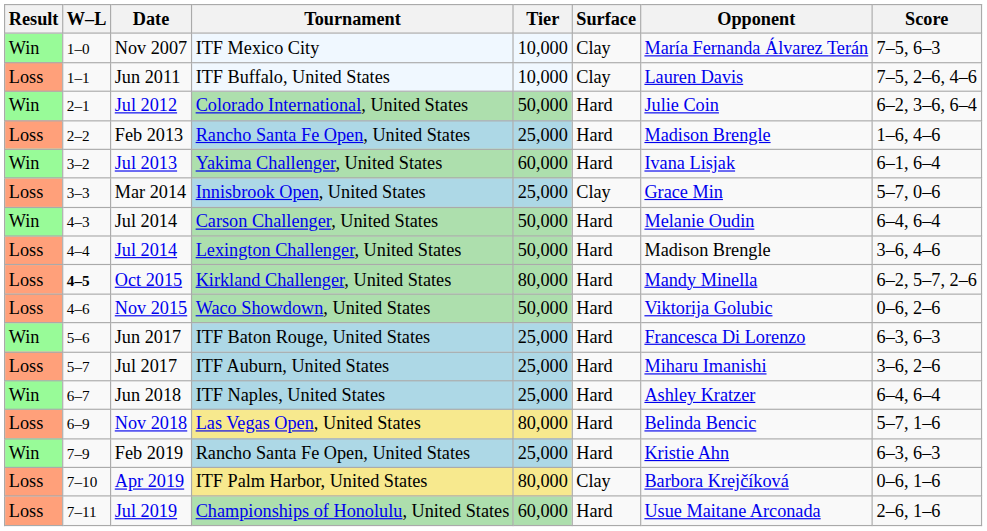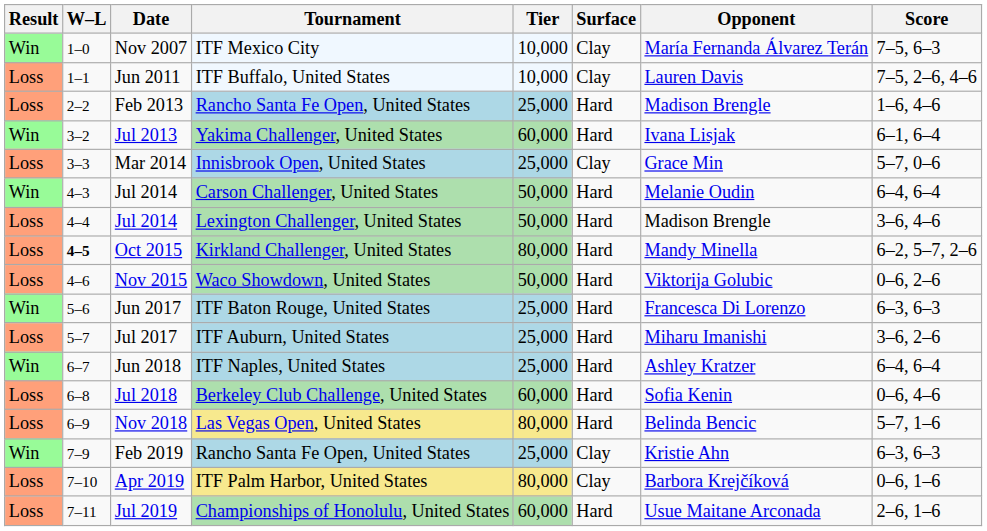- row: (146, 105)
+ row: (146, 395)
(594, 452) Hard -> (593, 452) Clay
